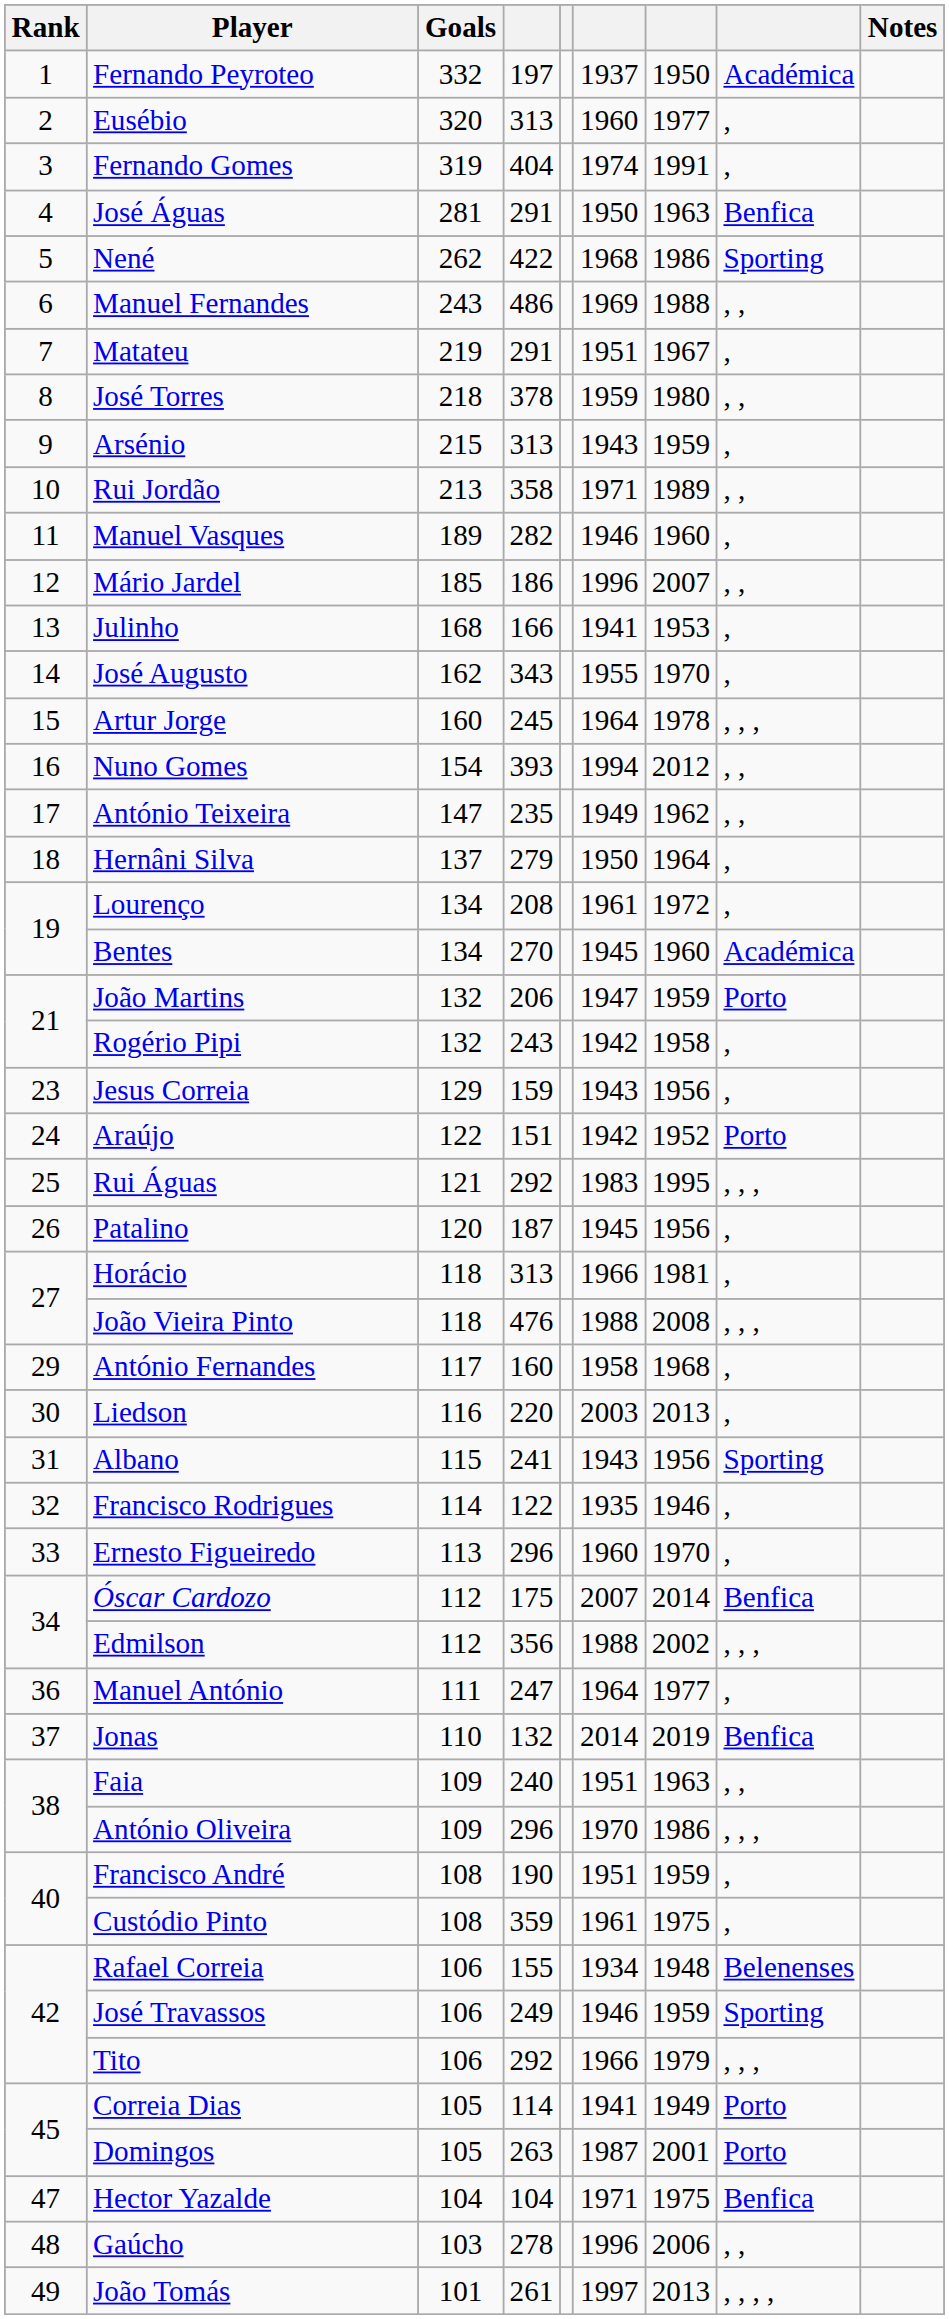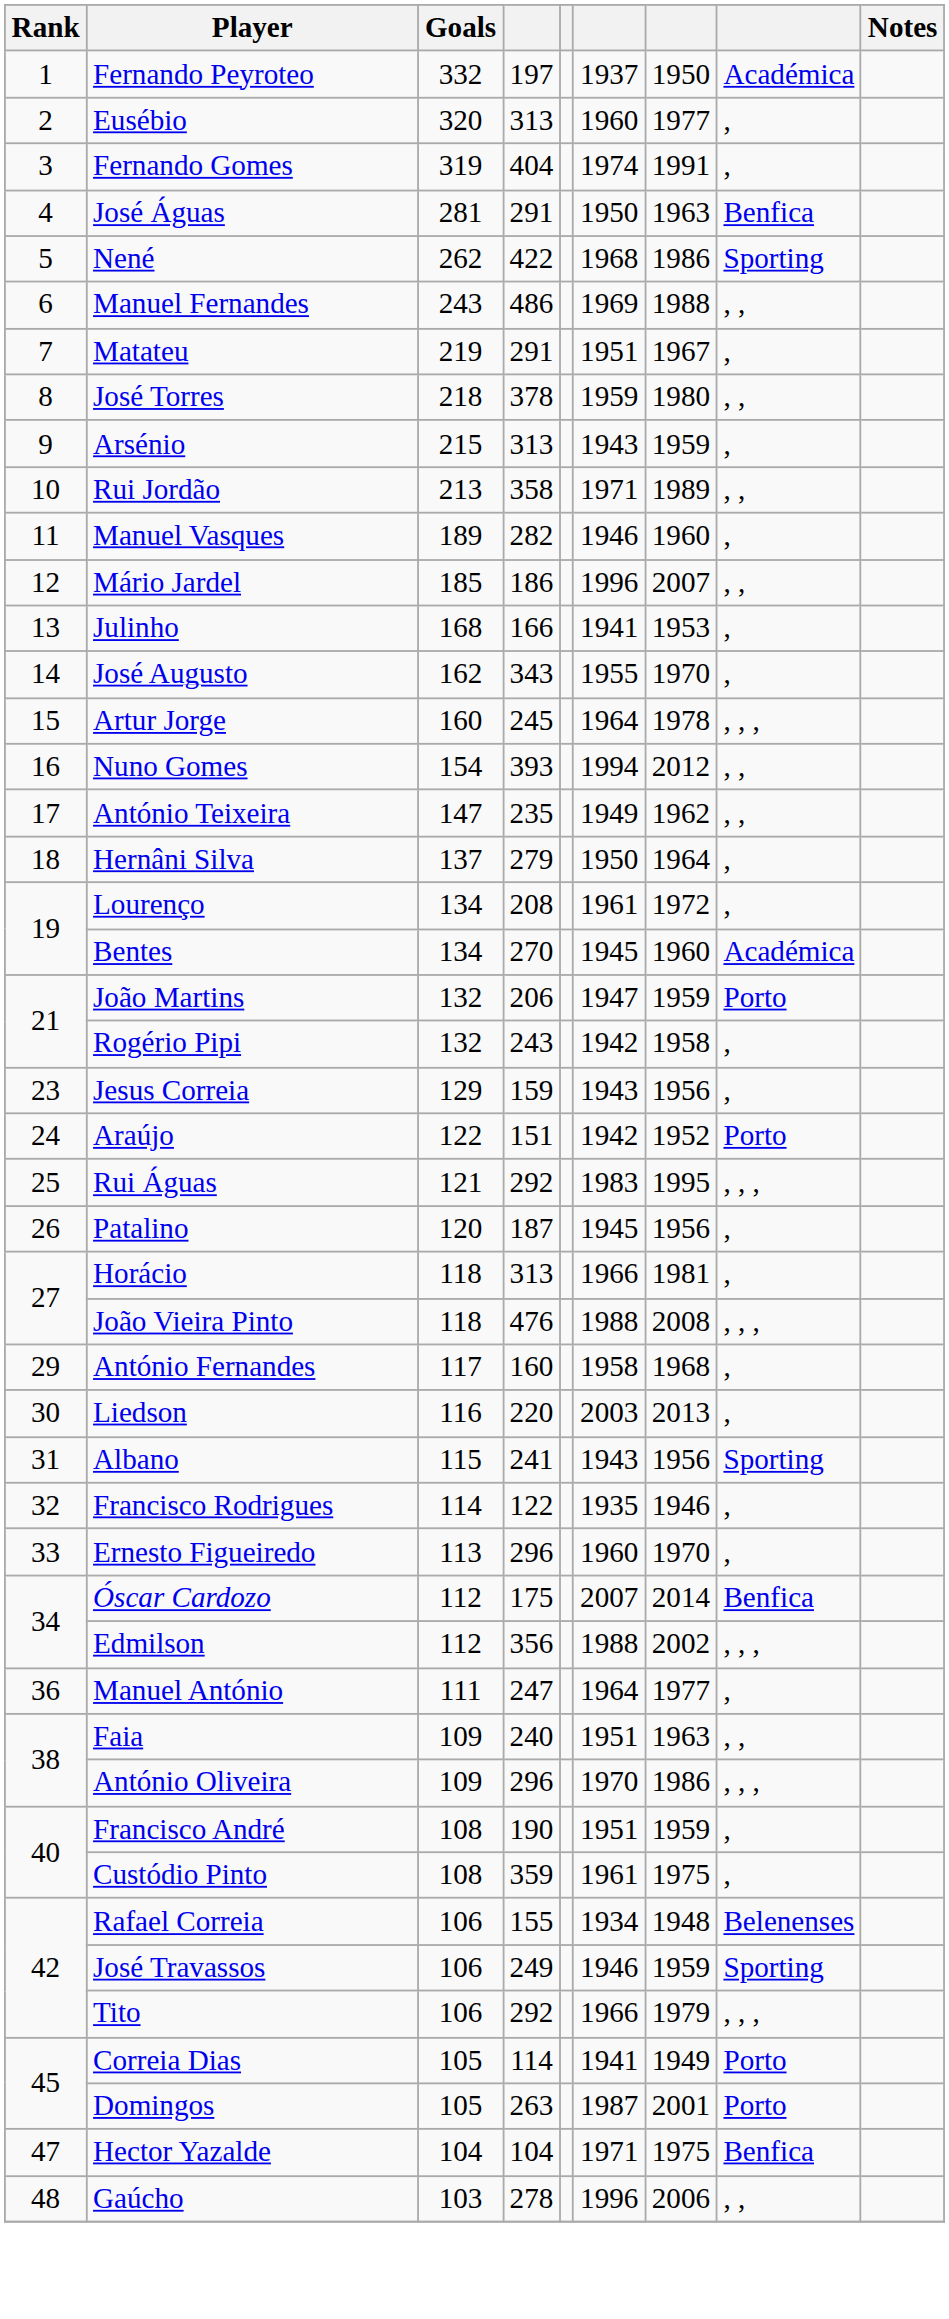- row: (125, 1736)
- row: (162, 2290)
